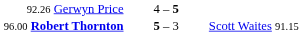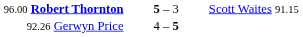rows swapped: (75, 8) <-> (64, 26)
